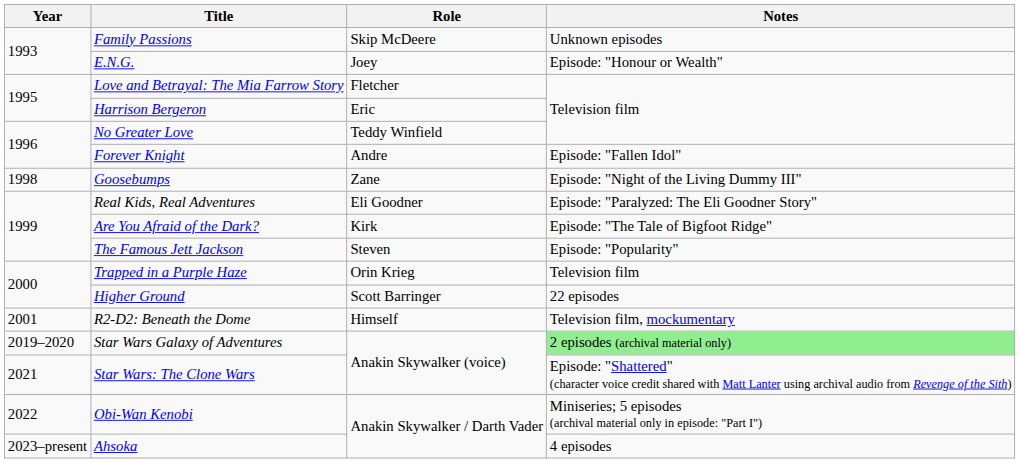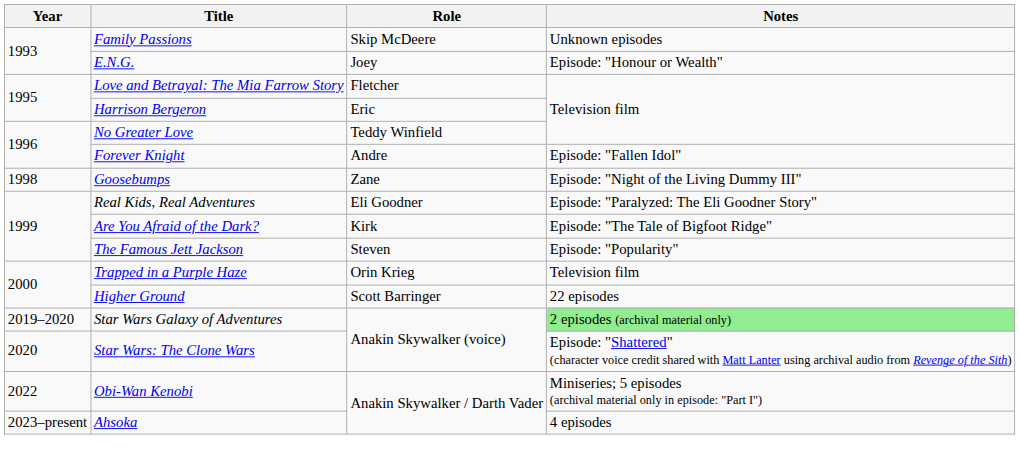- row: (172, 319)
(23, 374) 2021 -> (23, 351) 2020
